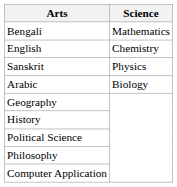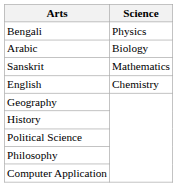(141, 31) Mathematics -> (129, 31) Physics
rows swapped: (24, 48) <-> (22, 84)
(129, 66) Physics -> (141, 66) Mathematics
